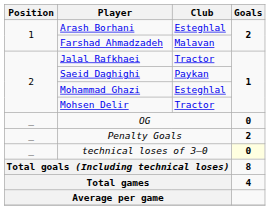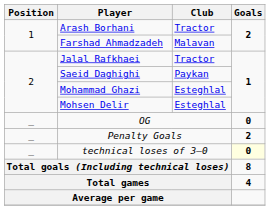(200, 28) Esteghlal -> (194, 28) Tractor
(194, 105) Tractor -> (200, 105) Esteghlal
